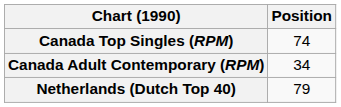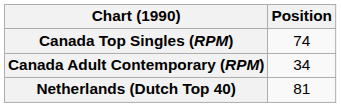(302, 89) 79 -> (302, 89) 81
